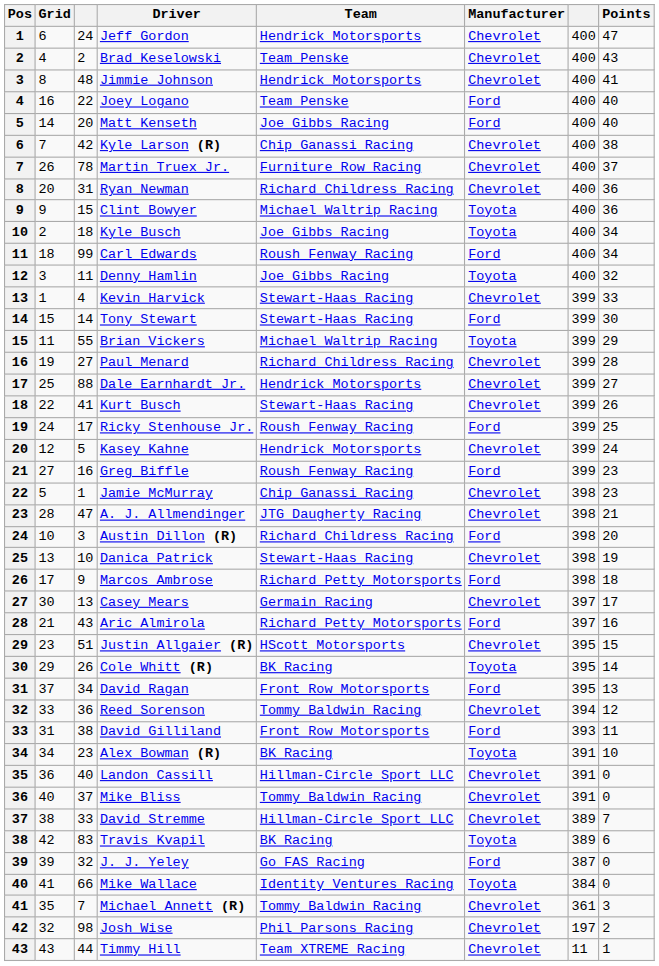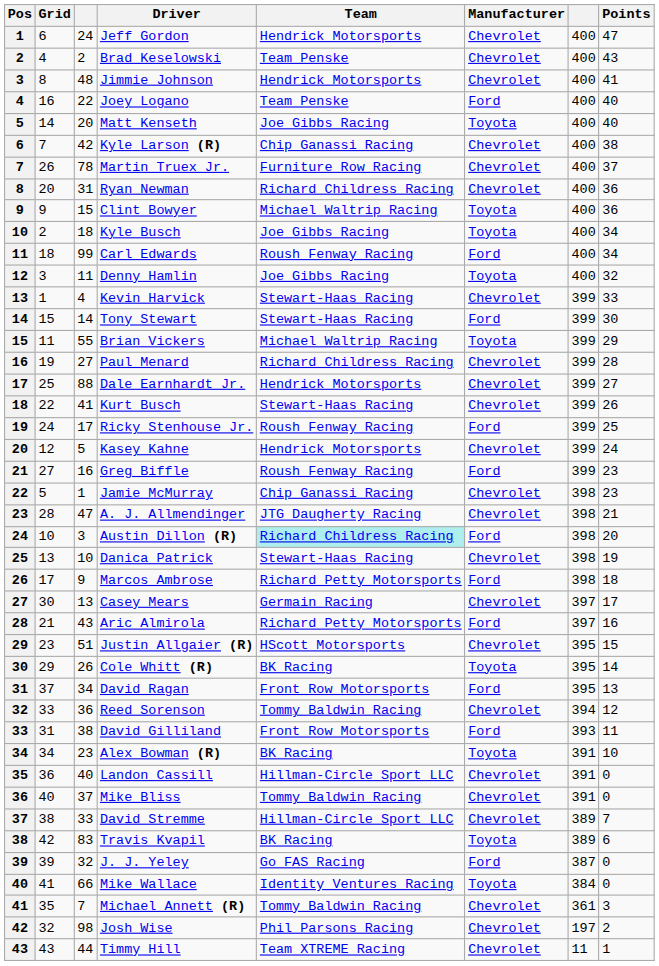(484, 124) Ford -> (492, 124) Toyota
(357, 537) no background -> (357, 537) paleturquoise background
